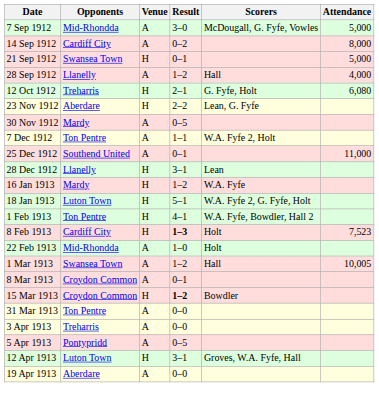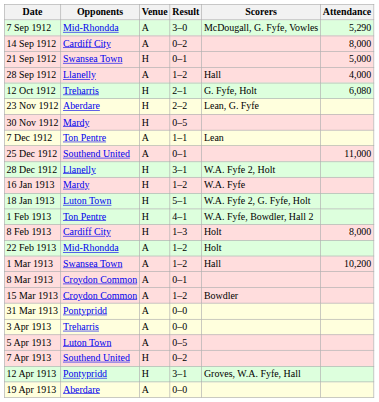(360, 28) 5,000 -> (360, 28) 5,290
(145, 122) A -> (145, 122) H
(240, 138) W.A. Fyfe 2, Holt -> (214, 138) Lean
(214, 169) Lean -> (240, 169) W.A. Fyfe 2, Holt
(180, 232) bold -> (180, 232) normal
(360, 232) 7,523 -> (360, 232) 8,000
(180, 248) 1–0 -> (180, 248) 1–2
(358, 264) 10,005 -> (358, 264) 10,200
(145, 295) H -> (145, 295) A
(180, 295) bold -> (180, 295) normal
(85, 311) Ton Pentre -> (85, 311) Pontypridd
(85, 342) Pontypridd -> (87, 342) Luton Town
+ row: (29, 358)
(87, 358) Luton Town -> (85, 374) Pontypridd
